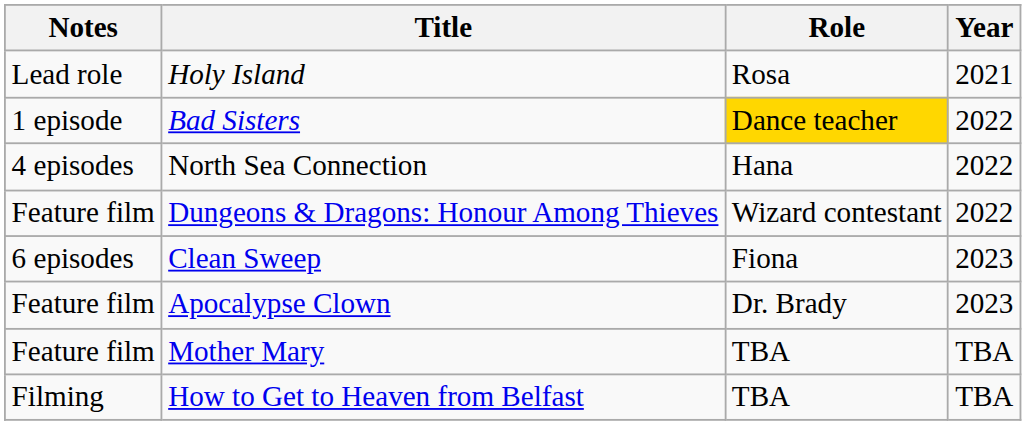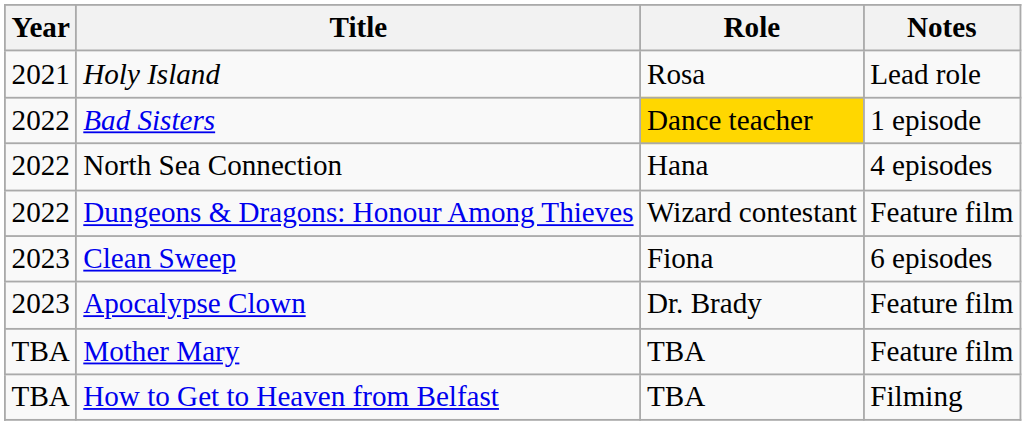columns swapped: (984, 27) <-> (83, 27)
